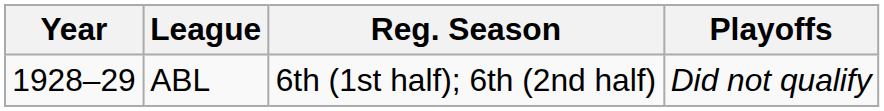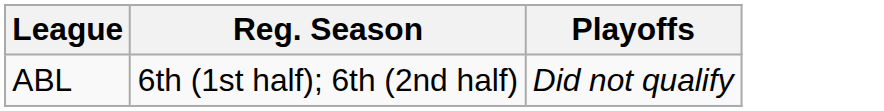- column: (74, 29)
